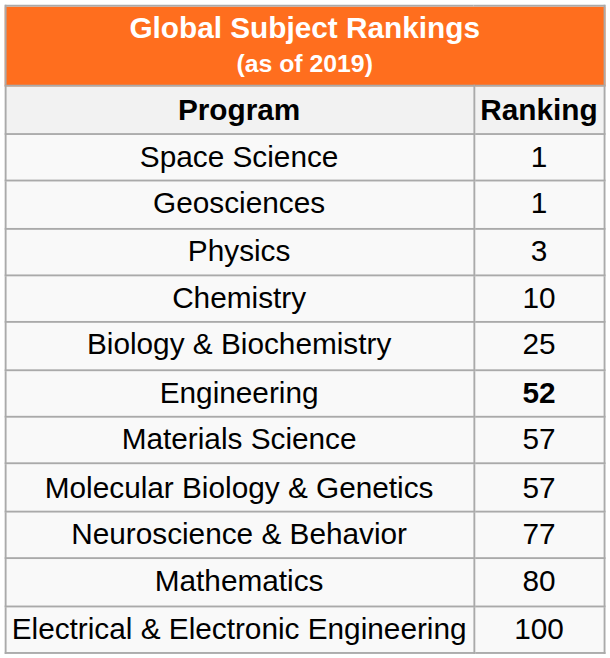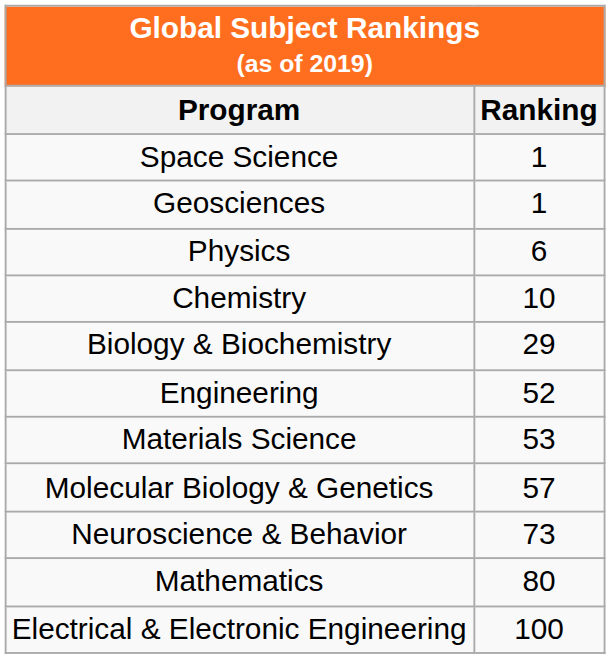(539, 251) 3 -> (539, 251) 6
(539, 345) 25 -> (539, 345) 29
(539, 392) bold -> (539, 392) normal
(539, 439) 57 -> (539, 439) 53
(539, 534) 77 -> (539, 534) 73
